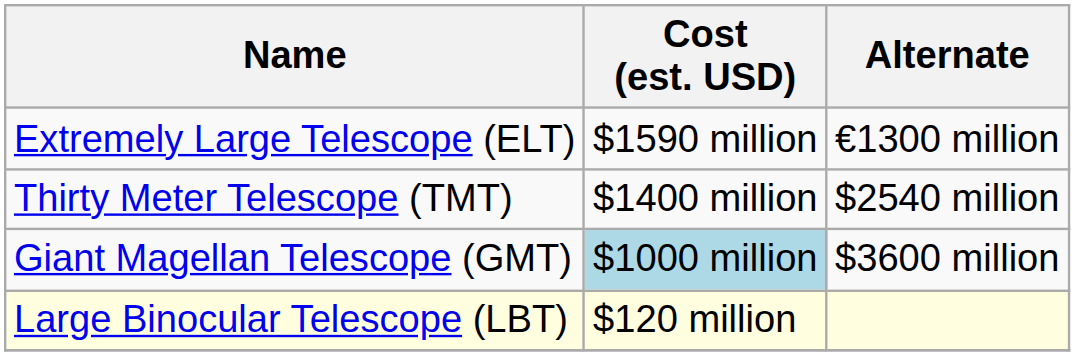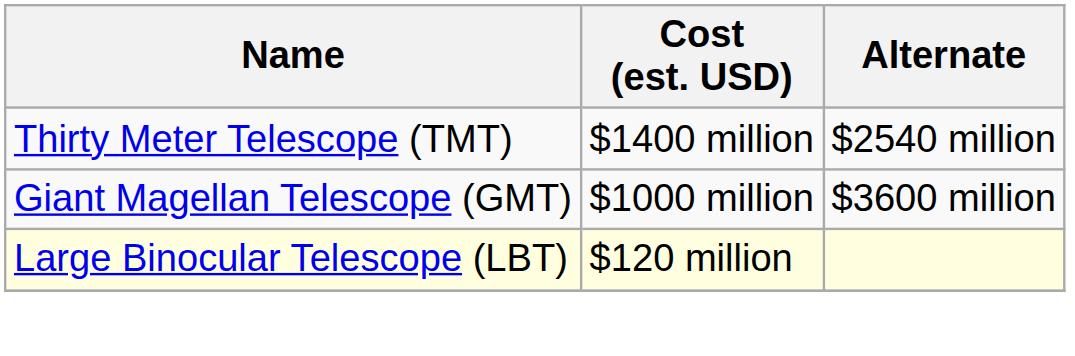- row: (295, 137)
(705, 258) lightblue background -> (702, 198) no background
